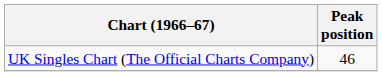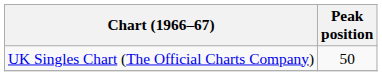(347, 58) 46 -> (347, 58) 50
